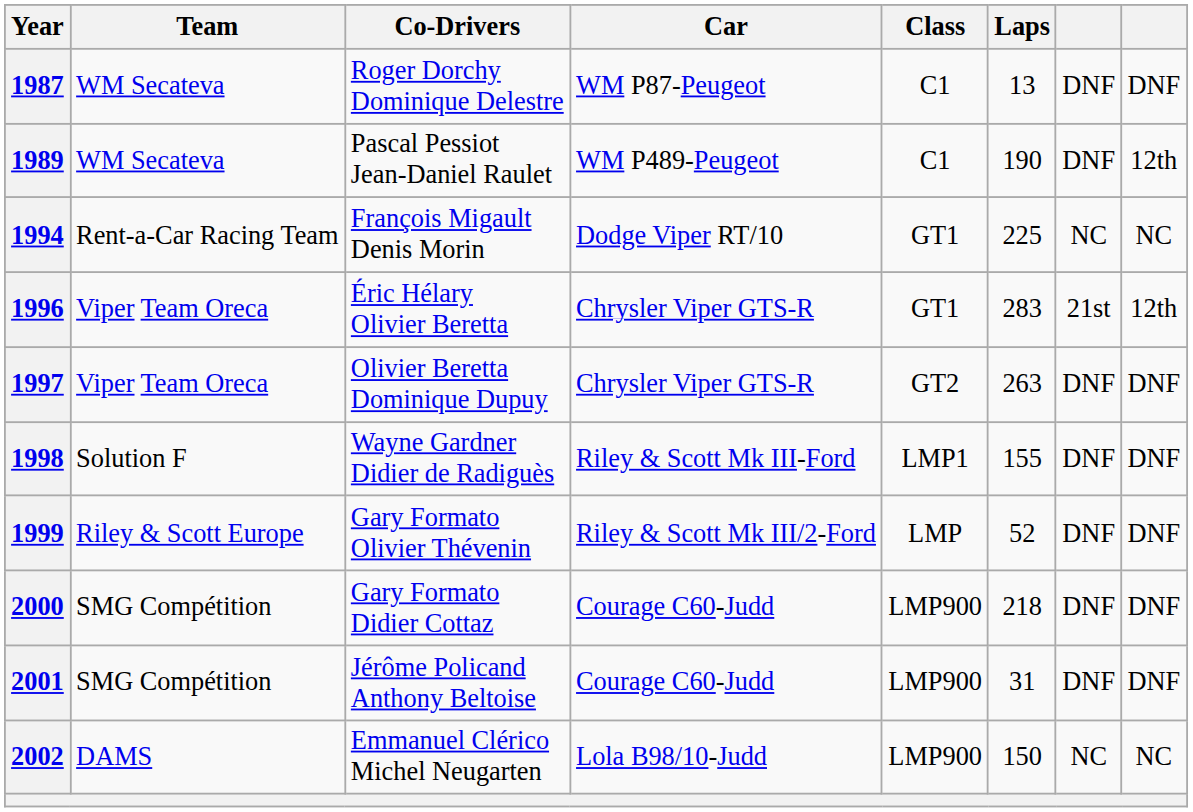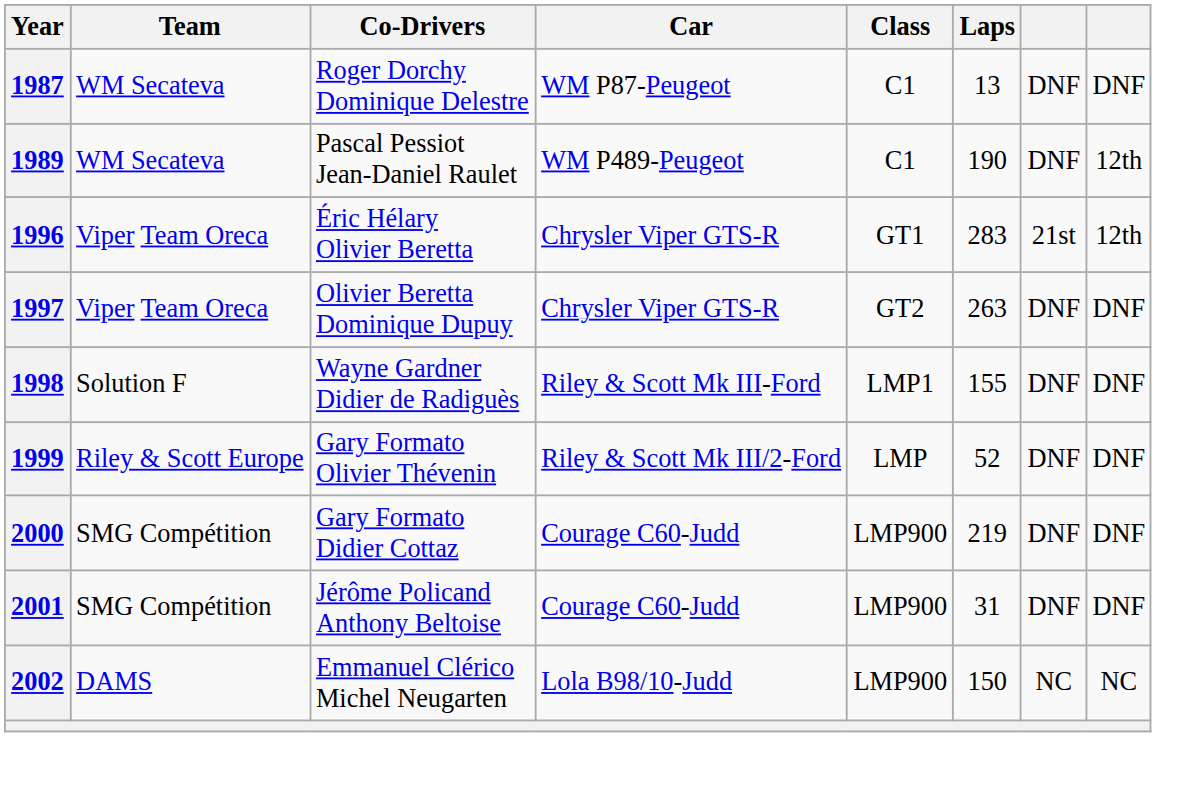- row: (37, 234)
(1022, 607) 218 -> (987, 533) 219
